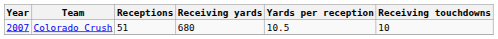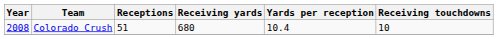(18, 27) 2007 -> (18, 27) 2008
(278, 27) 10.5 -> (278, 27) 10.4
